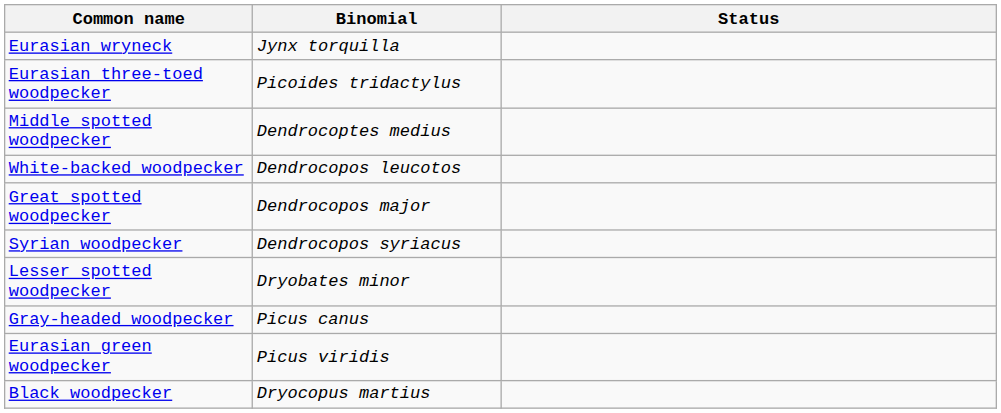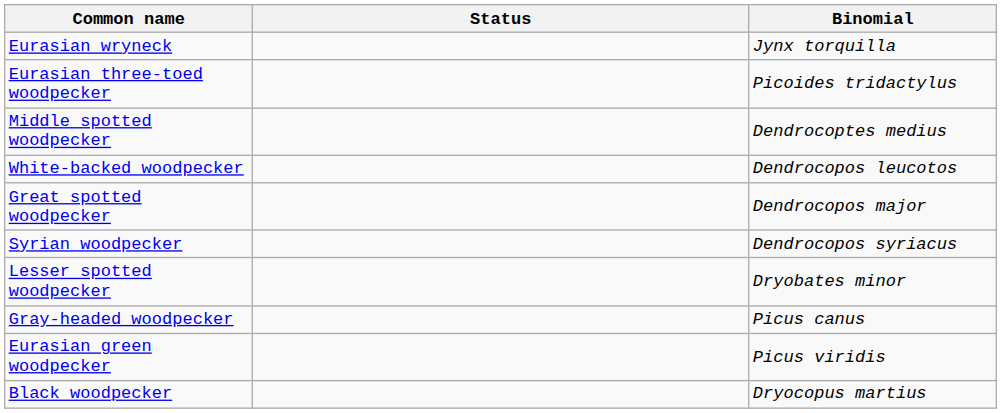columns swapped: (377, 19) <-> (749, 19)
